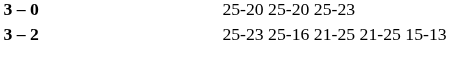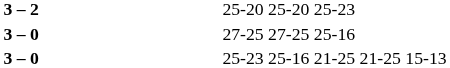(21, 9) 3 – 0 -> (21, 9) 3 – 2
+ row: (289, 34)
(21, 34) 3 – 2 -> (21, 58) 3 – 0
